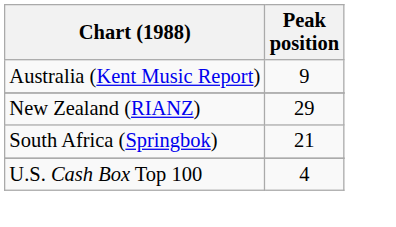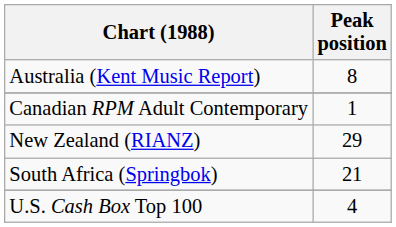(304, 76) 9 -> (352, 76) 8
+ row: (159, 108)
